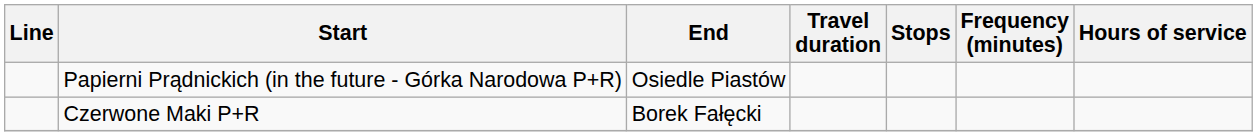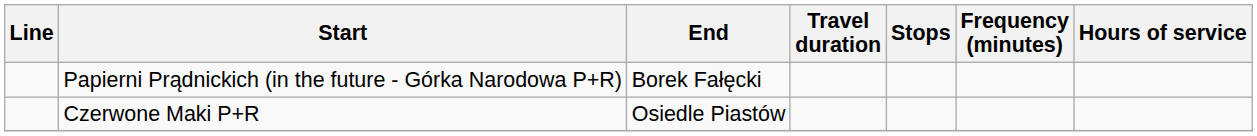(709, 79) Osiedle Piastów -> (697, 79) Borek Fałęcki
(697, 113) Borek Fałęcki -> (709, 113) Osiedle Piastów
